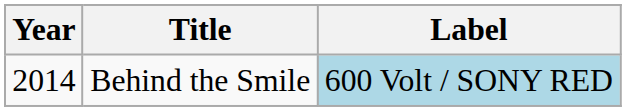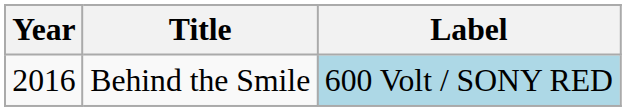(44, 79) 2014 -> (44, 79) 2016
